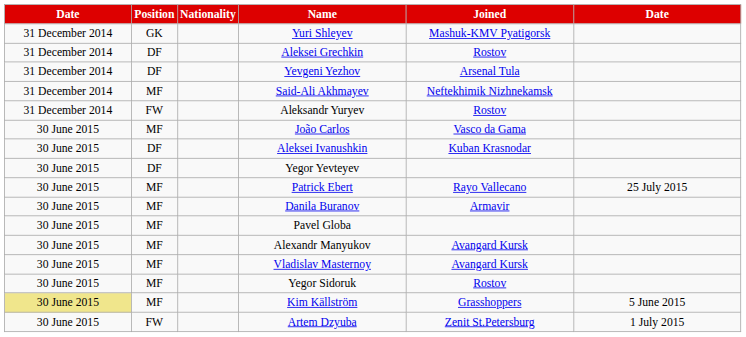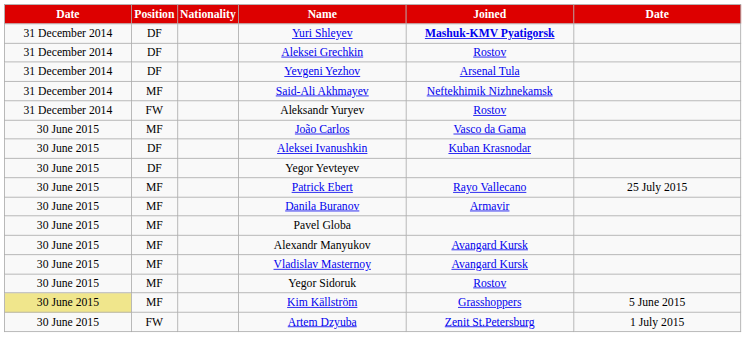(154, 33) GK -> (154, 33) DF
(490, 33) normal -> (490, 33) bold
